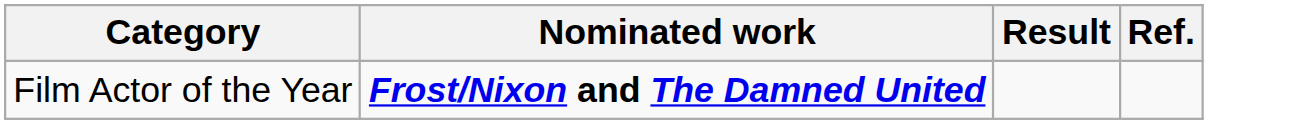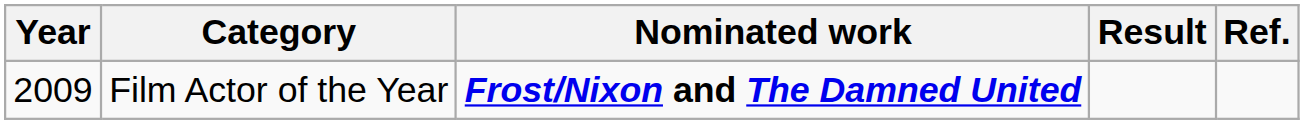+ column: (53, 32)
